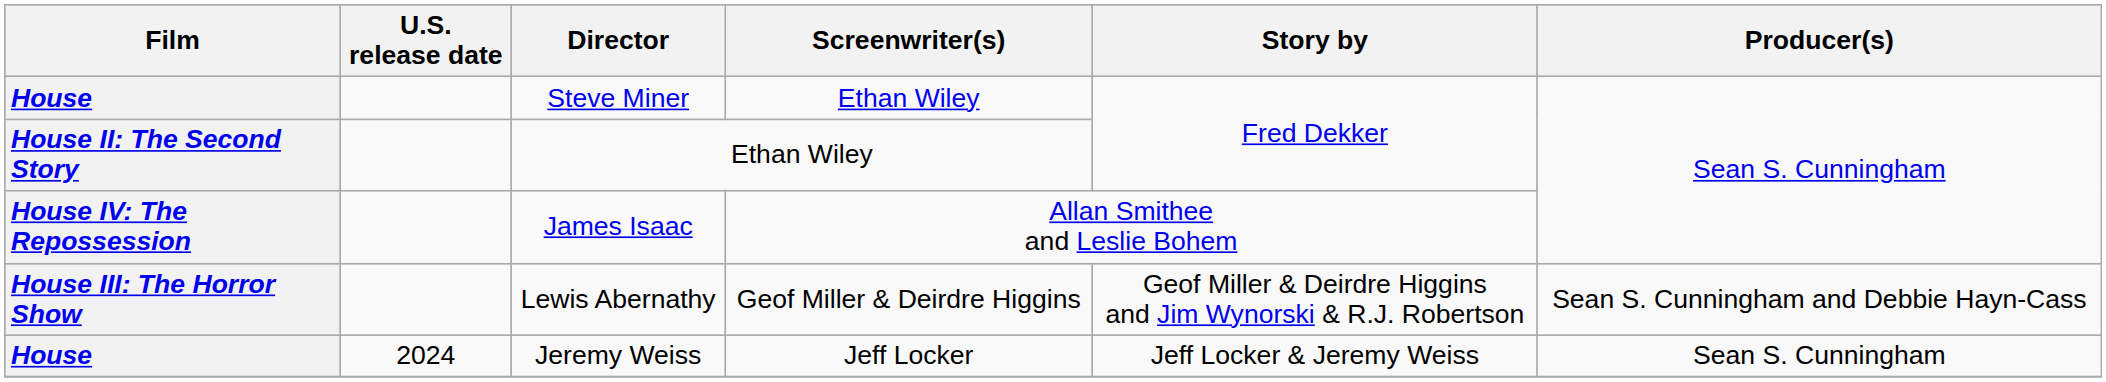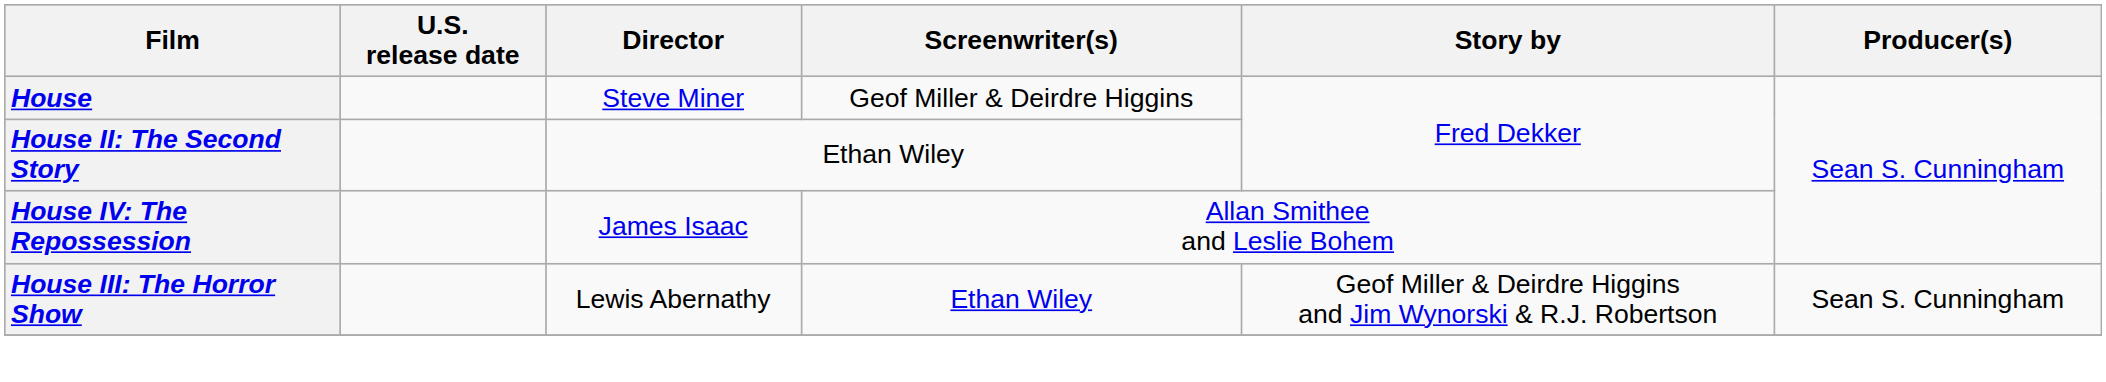(909, 97) Ethan Wiley -> (1021, 97) Geof Miller & Deirdre Higgins
(909, 298) Geof Miller & Deirdre Higgins -> (1021, 298) Ethan Wiley
(1819, 298) Sean S. Cunningham and Debbie Hayn-Cass -> (1938, 298) Sean S. Cunningham
- row: (618, 355)
